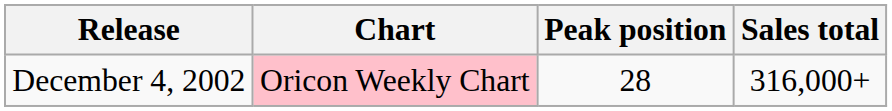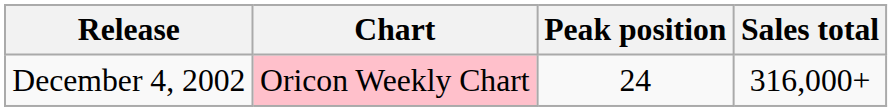(635, 79) 28 -> (635, 79) 24
